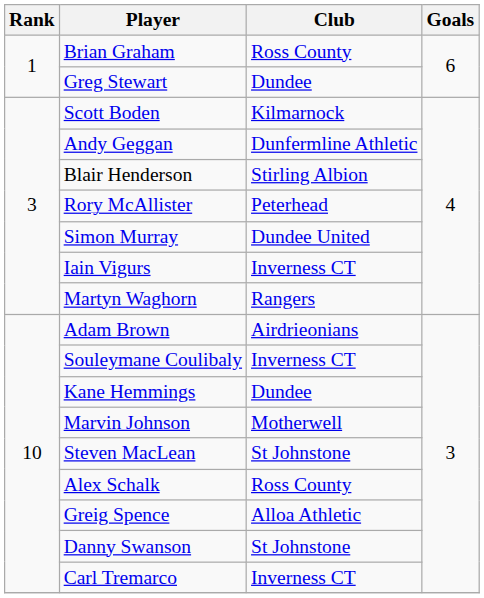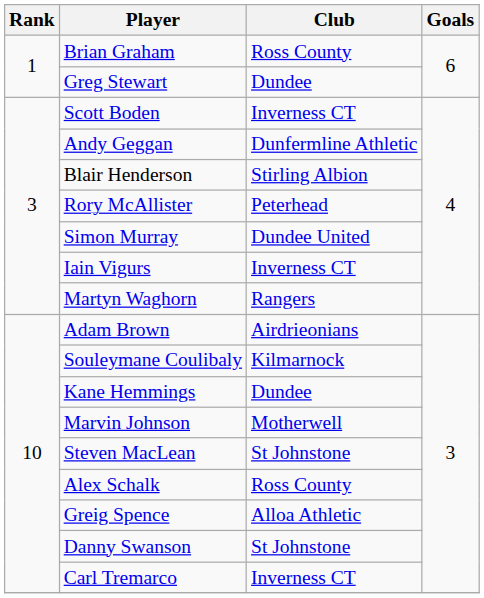(298, 112) Kilmarnock -> (303, 112) Inverness CT
(303, 360) Inverness CT -> (298, 360) Kilmarnock
